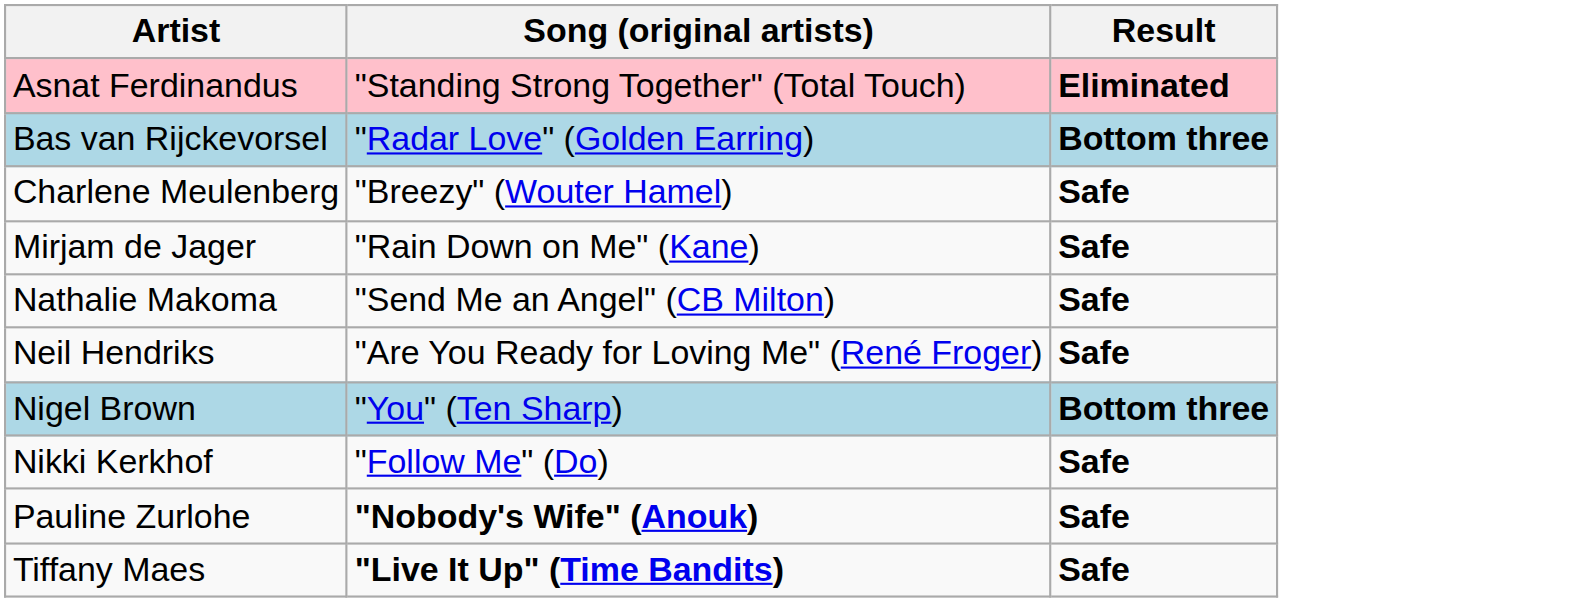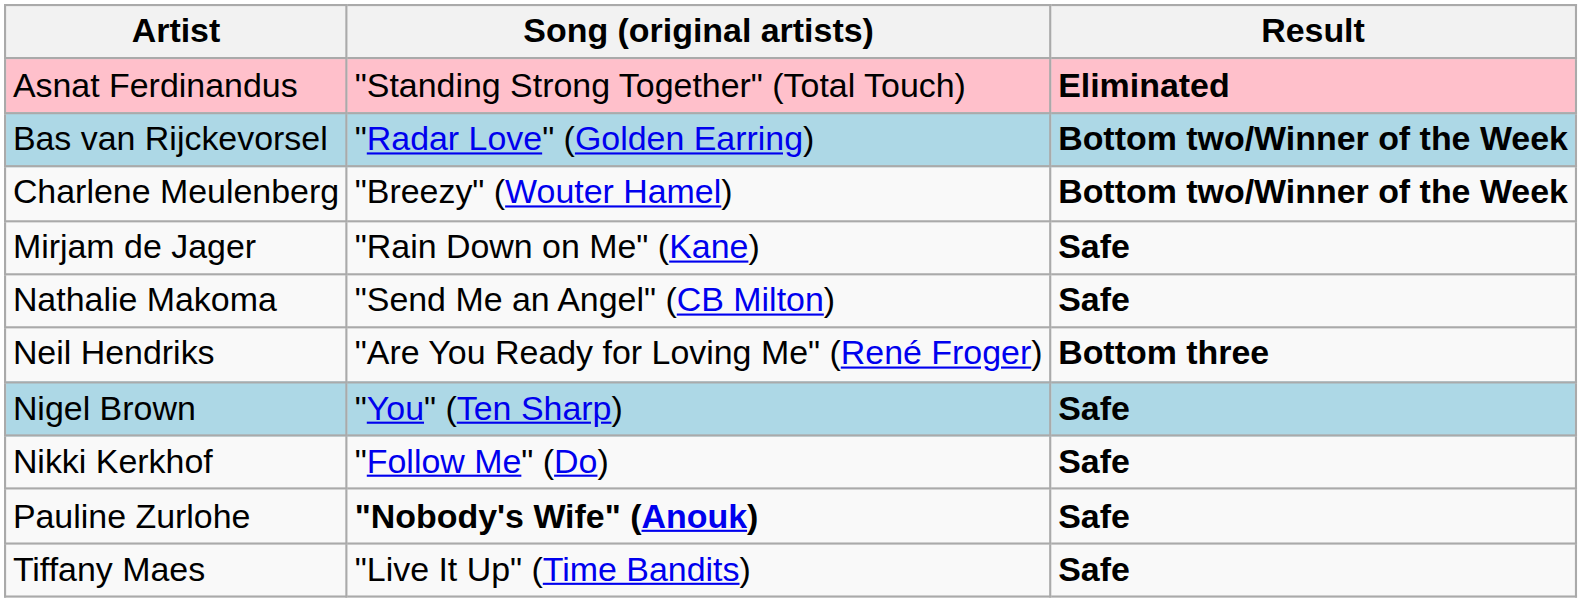(1164, 138) Bottom three -> (1313, 138) Bottom two/Winner of the Week
(1094, 192) Safe -> (1313, 192) Bottom two/Winner of the Week
(1094, 354) Safe -> (1164, 354) Bottom three
(1164, 407) Bottom three -> (1094, 407) Safe
(569, 569) bold -> (553, 569) normal
